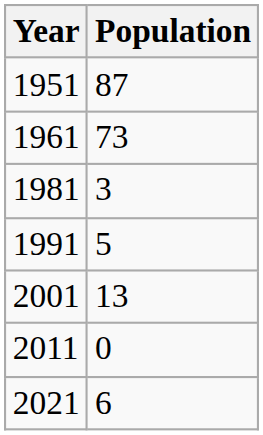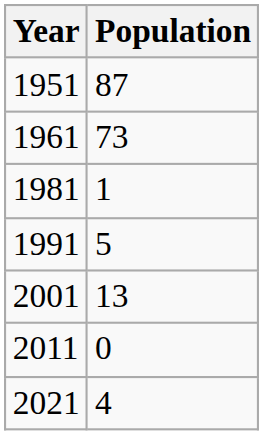(103, 190) 3 -> (103, 190) 1
(103, 402) 6 -> (103, 402) 4
